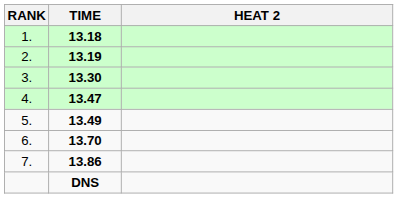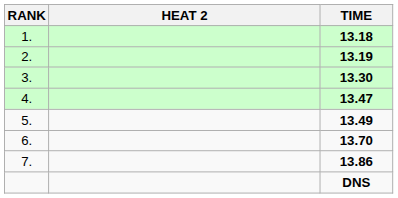columns swapped: (257, 15) <-> (85, 15)
